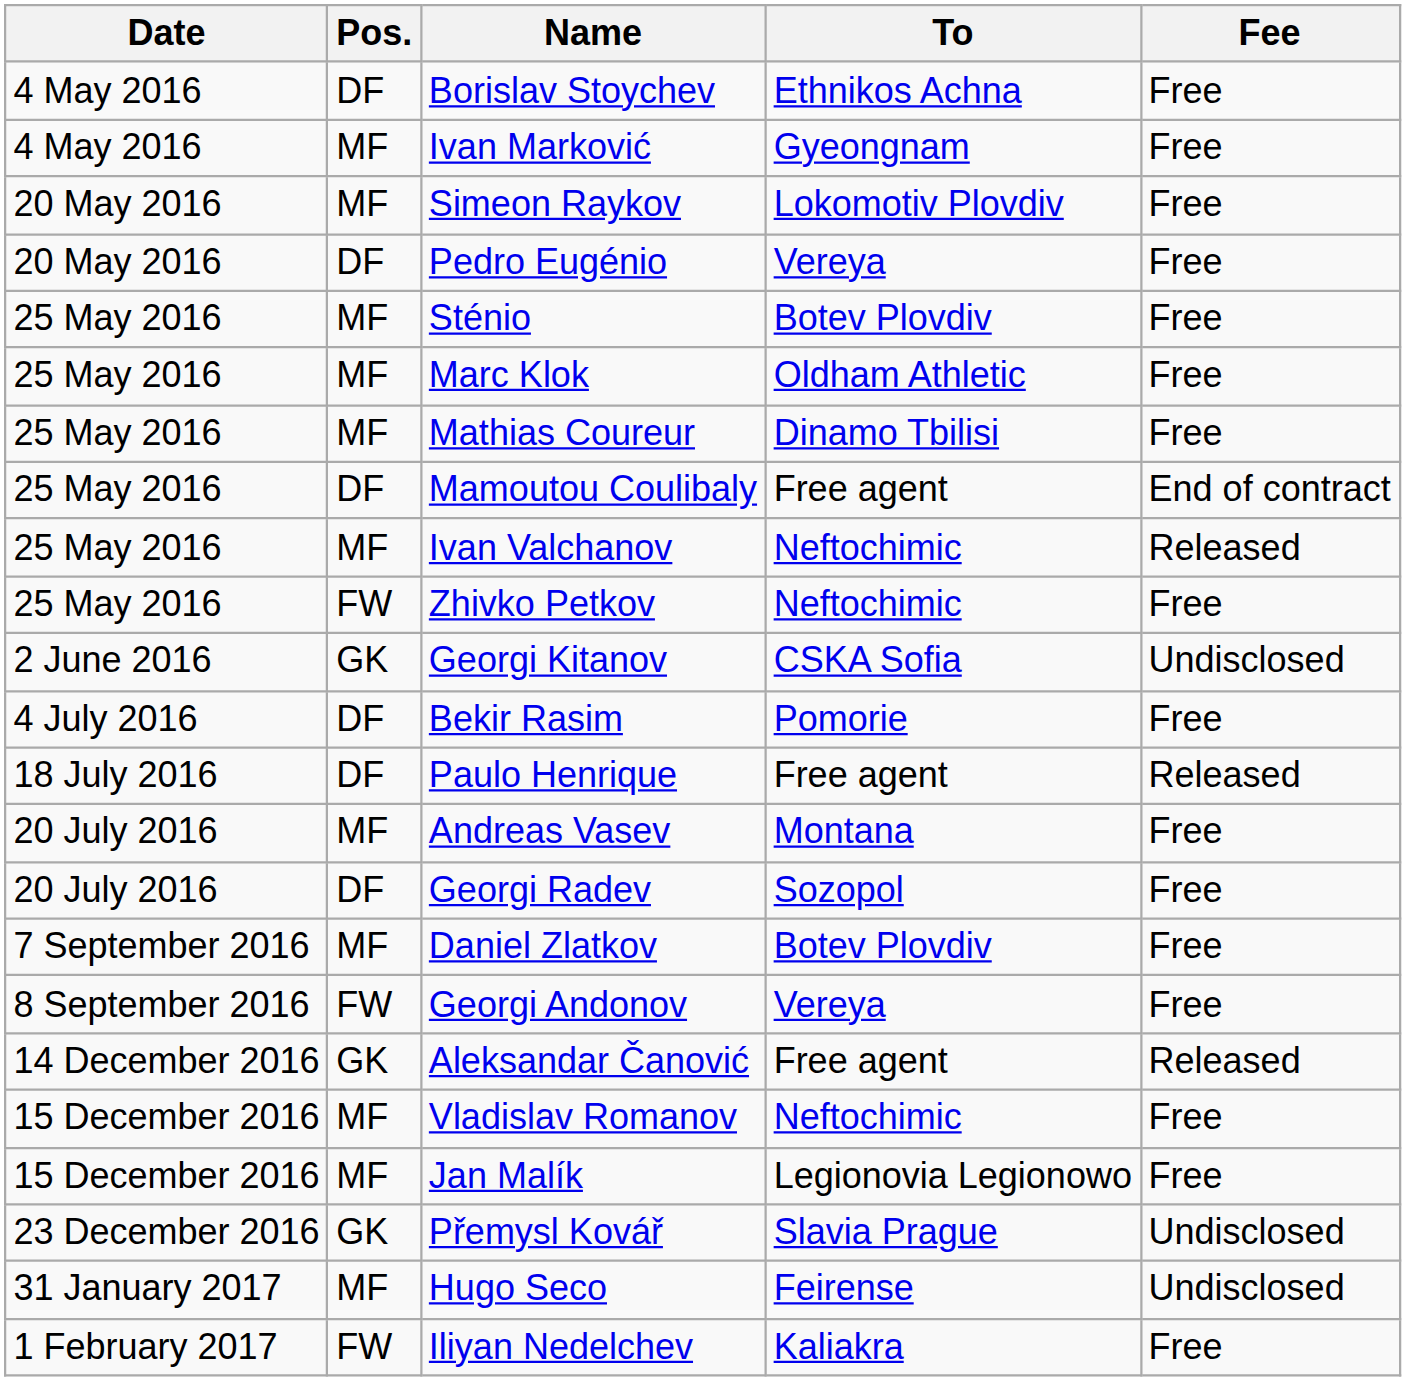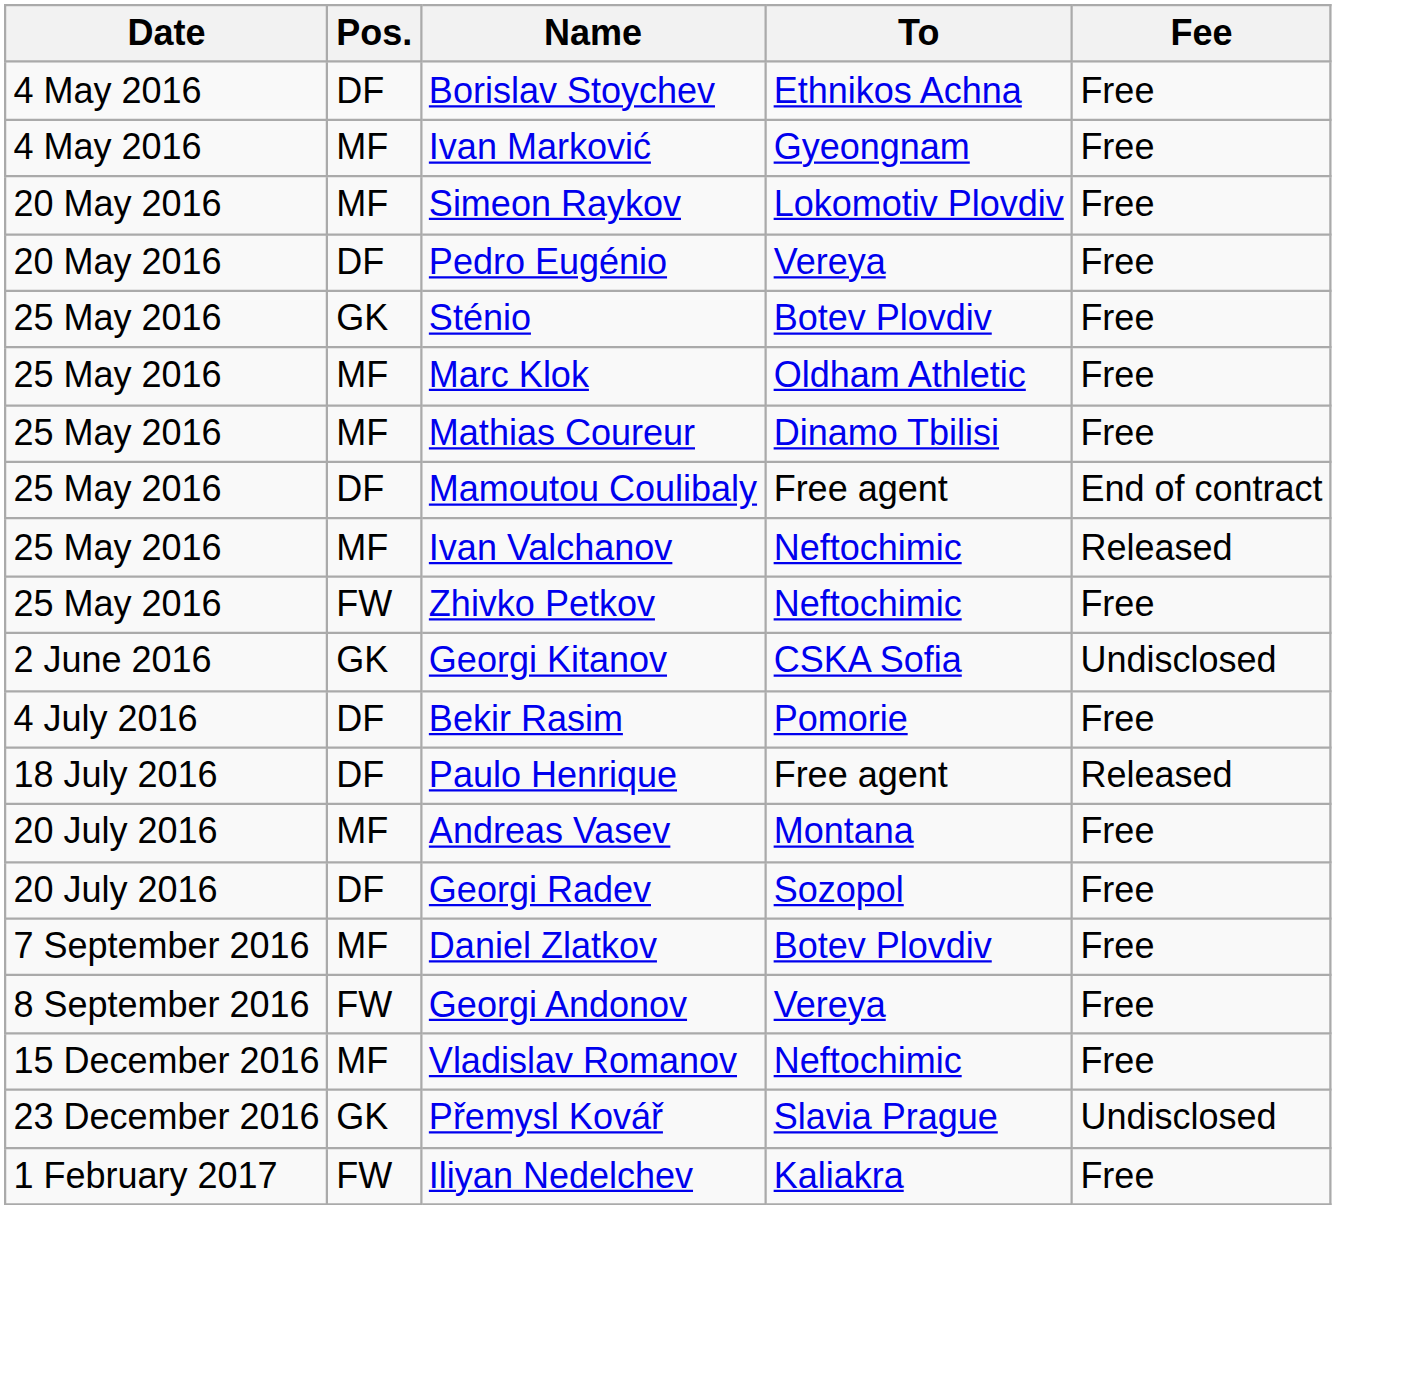(362, 318) MF -> (362, 318) GK
- row: (589, 1060)
- row: (506, 1174)
- row: (518, 1289)
